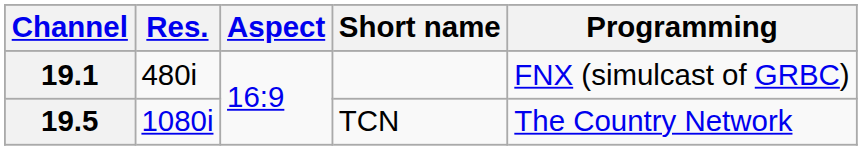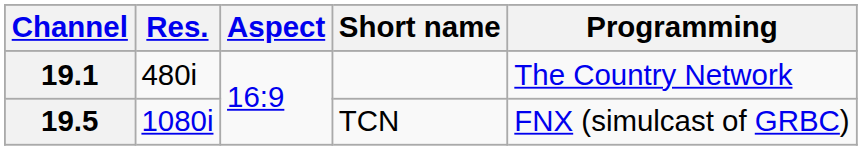(682, 74) FNX (simulcast of GRBC) -> (653, 74) The Country Network
(653, 121) The Country Network -> (682, 121) FNX (simulcast of GRBC)
